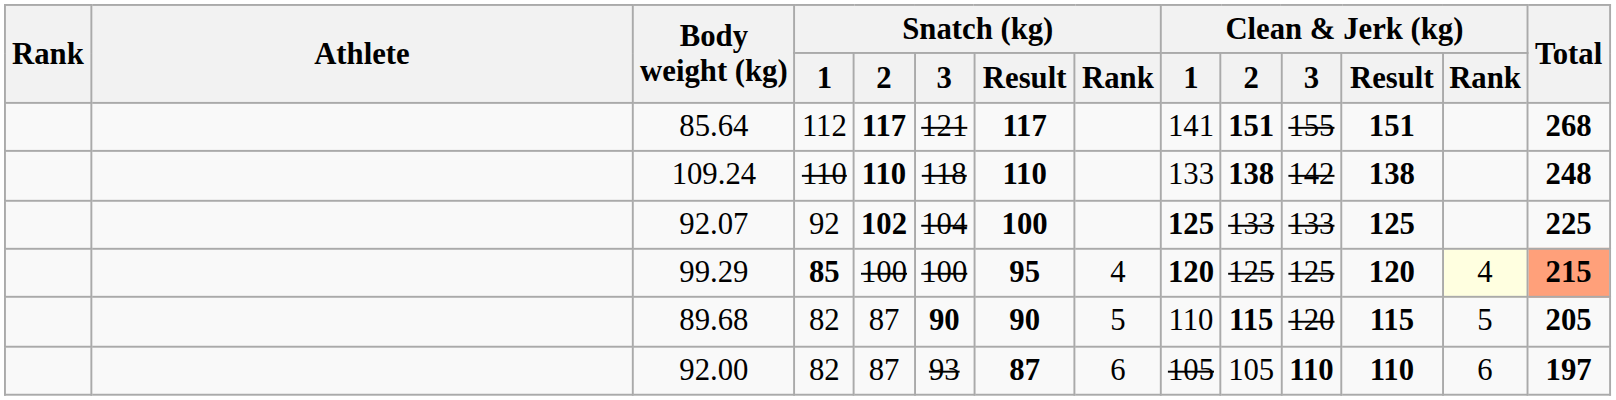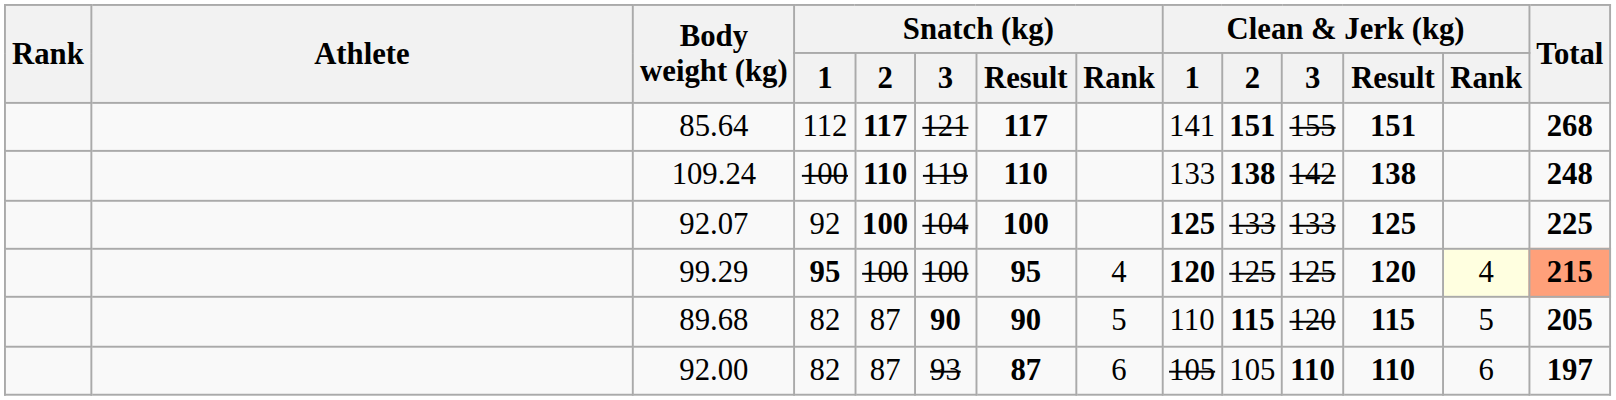(824, 175) 110 -> (825, 175) 100
(944, 175) 118 -> (945, 175) 119
(884, 223) 102 -> (885, 223) 100
(824, 272) 85 -> (825, 272) 95
